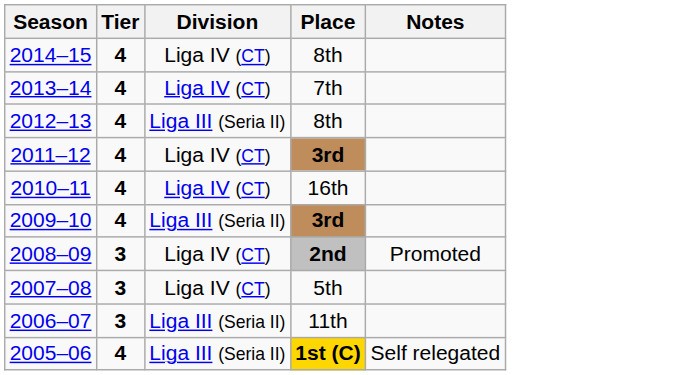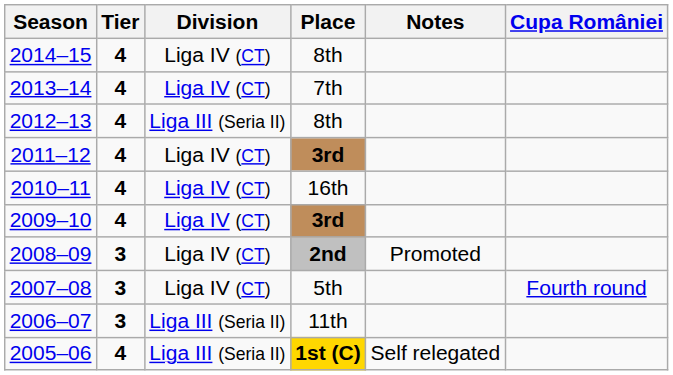+ column: (587, 22)
(217, 221) Liga III (Seria II) -> (217, 221) Liga IV (CT)
